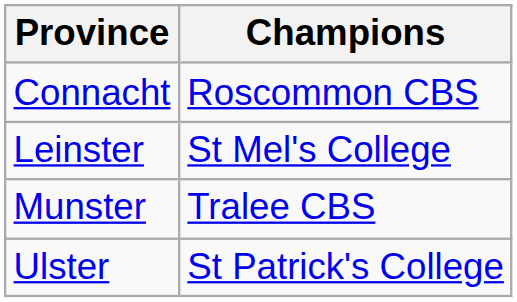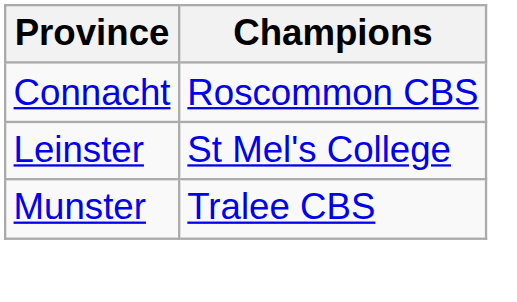- row: (61, 265)
